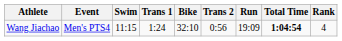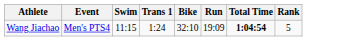- column: (218, 12)
(324, 28) 4 -> (288, 28) 5
